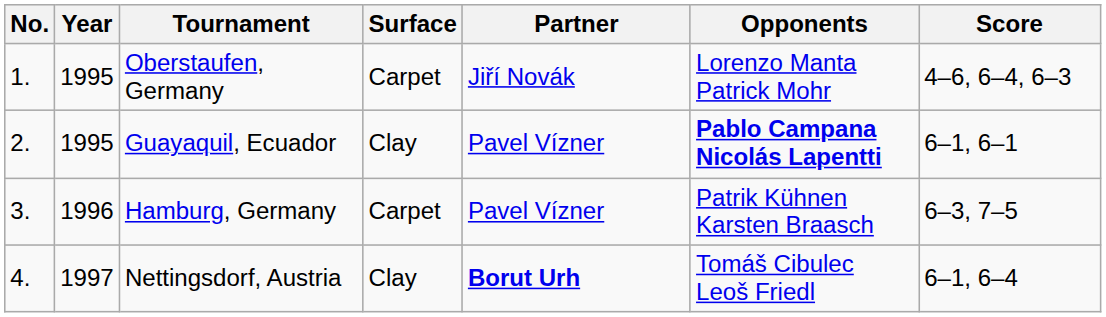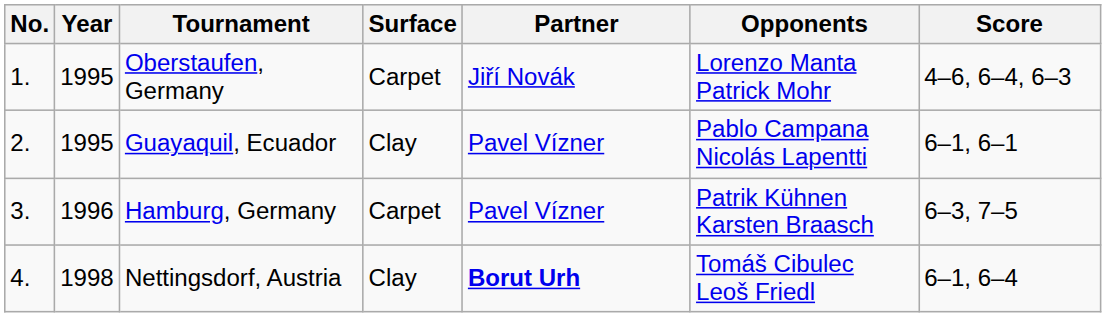(789, 143) bold -> (782, 143) normal
(87, 277) 1997 -> (87, 277) 1998
